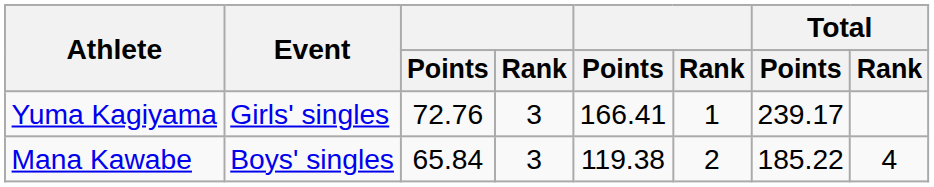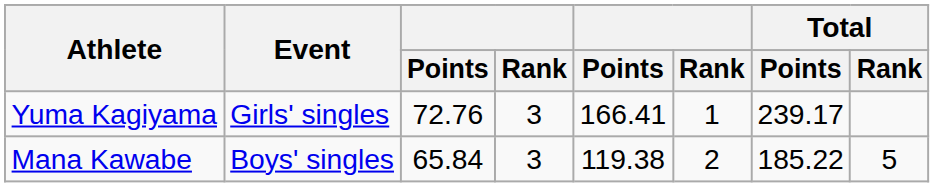(889, 159) 4 -> (889, 159) 5
